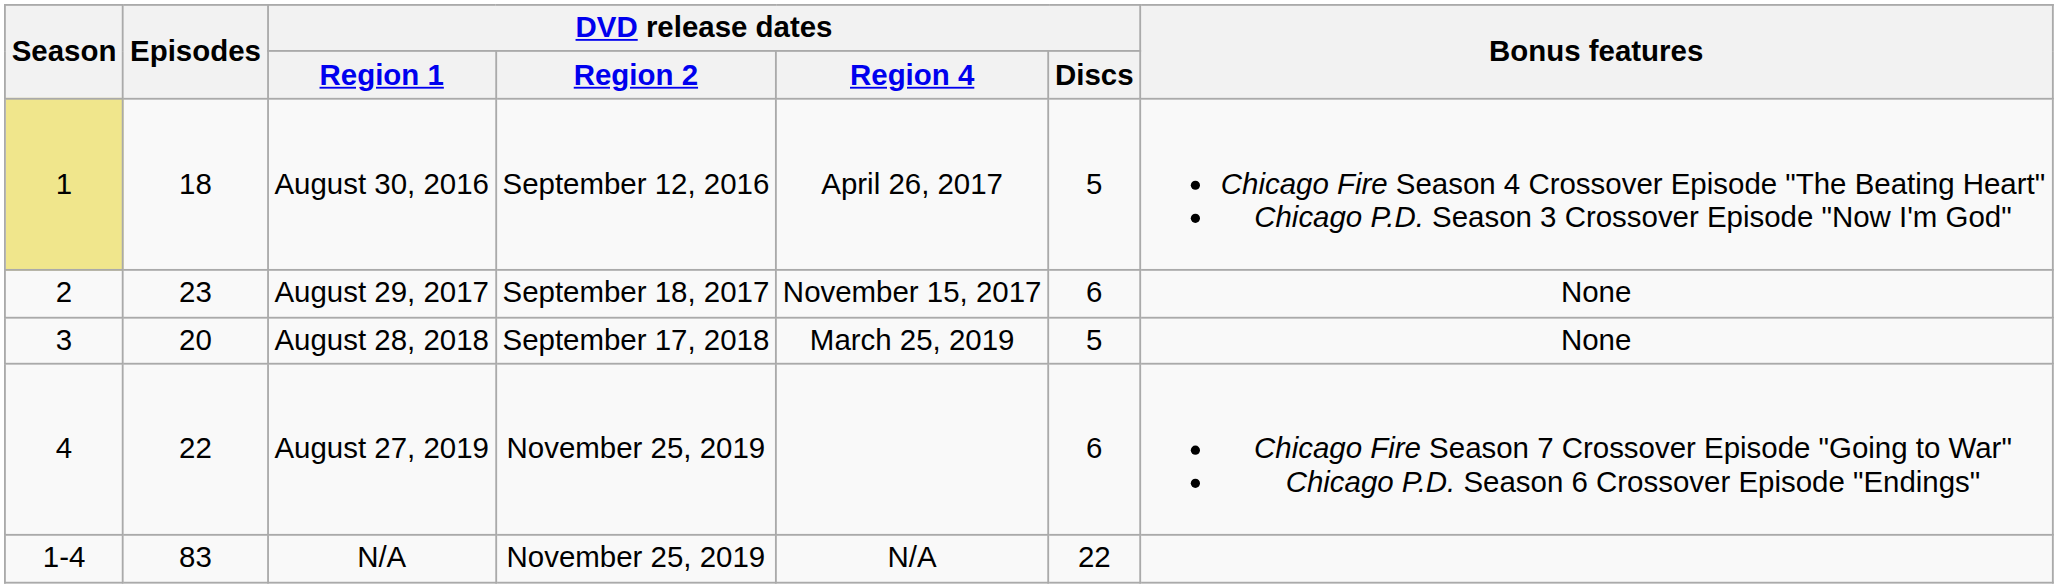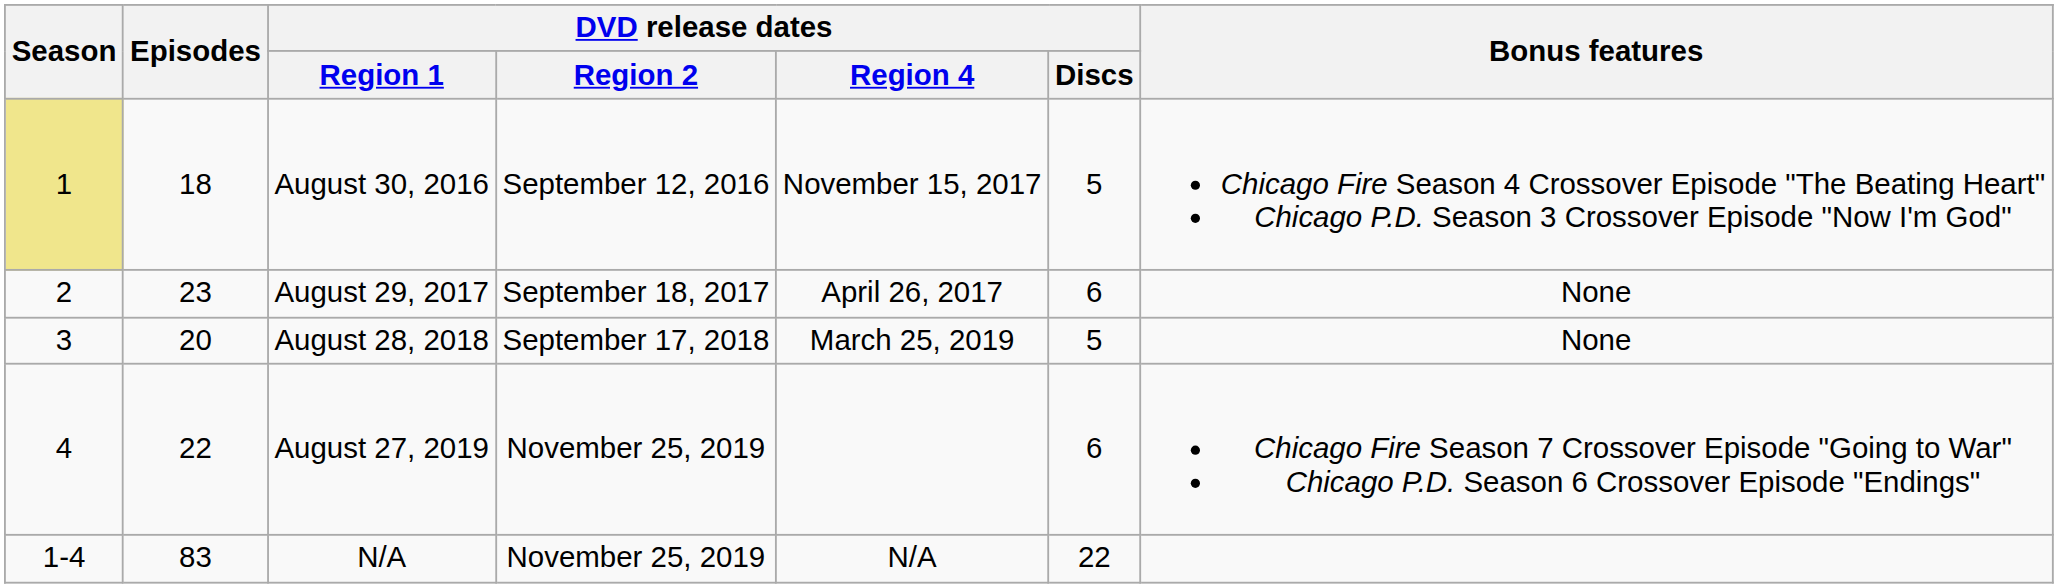(912, 183) April 26, 2017 -> (912, 183) November 15, 2017
(912, 293) November 15, 2017 -> (912, 293) April 26, 2017
